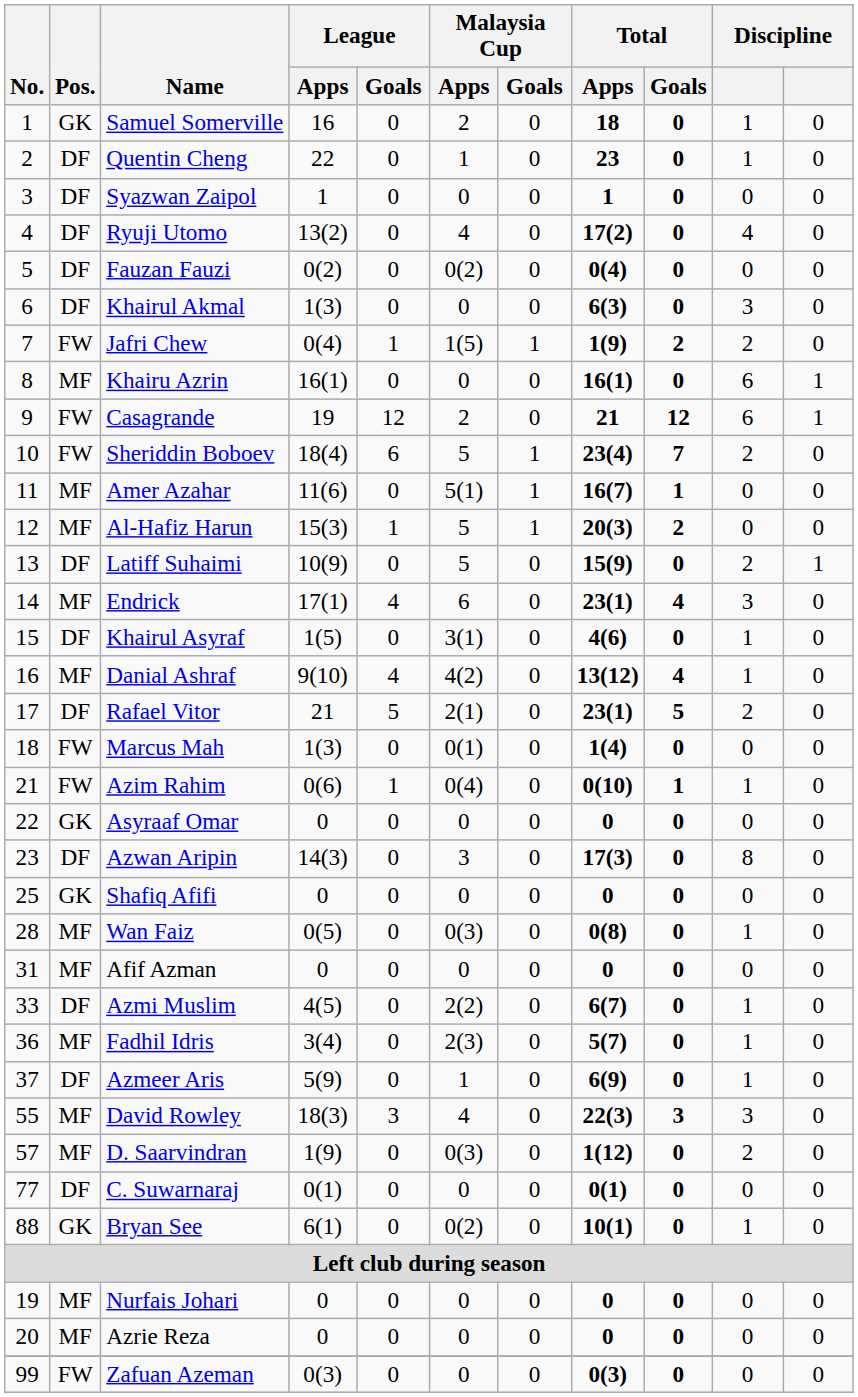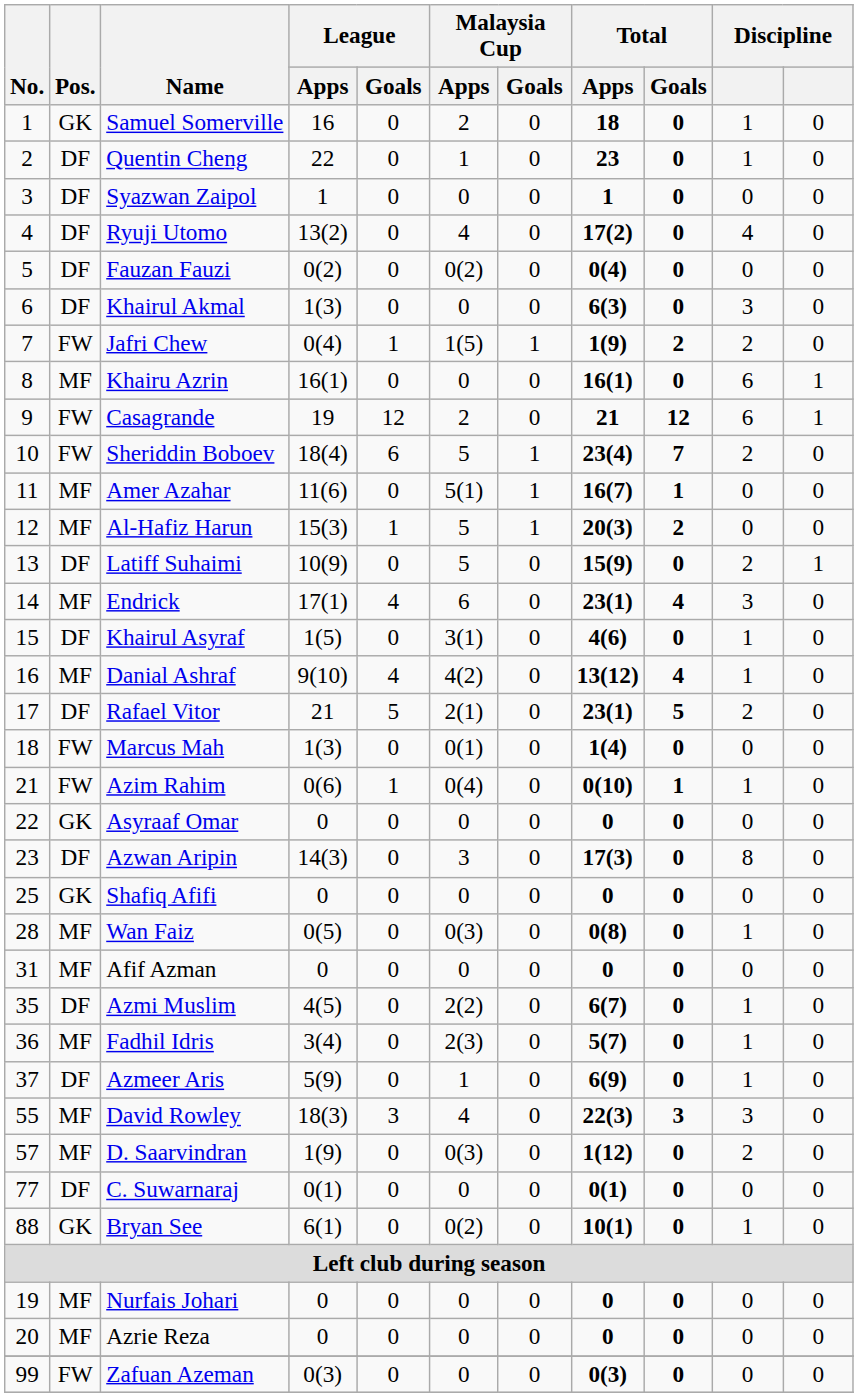(27, 1005) 33 -> (27, 1005) 35
